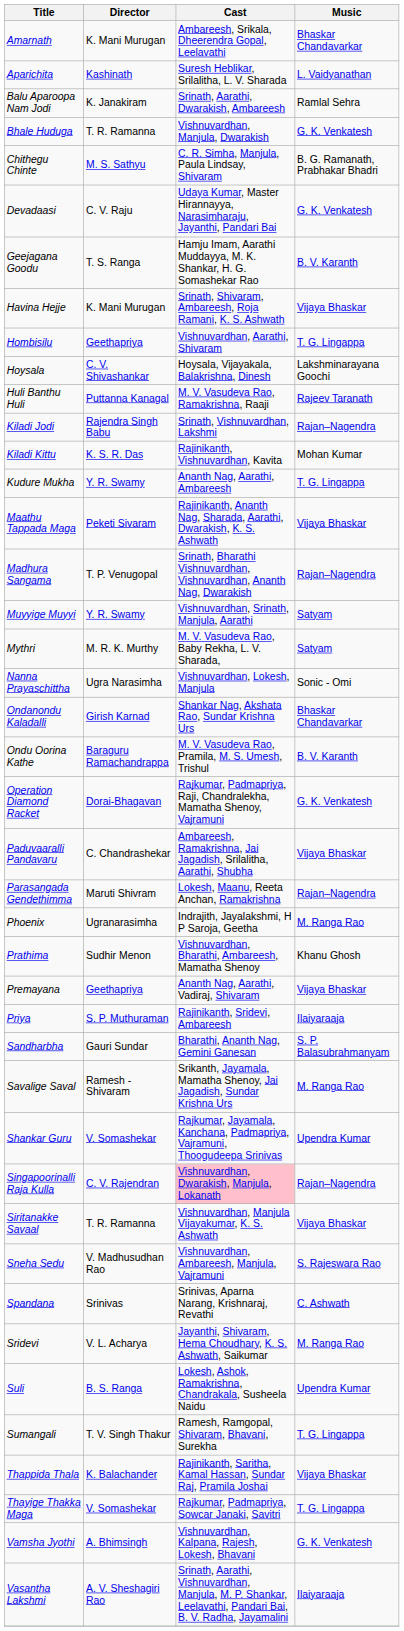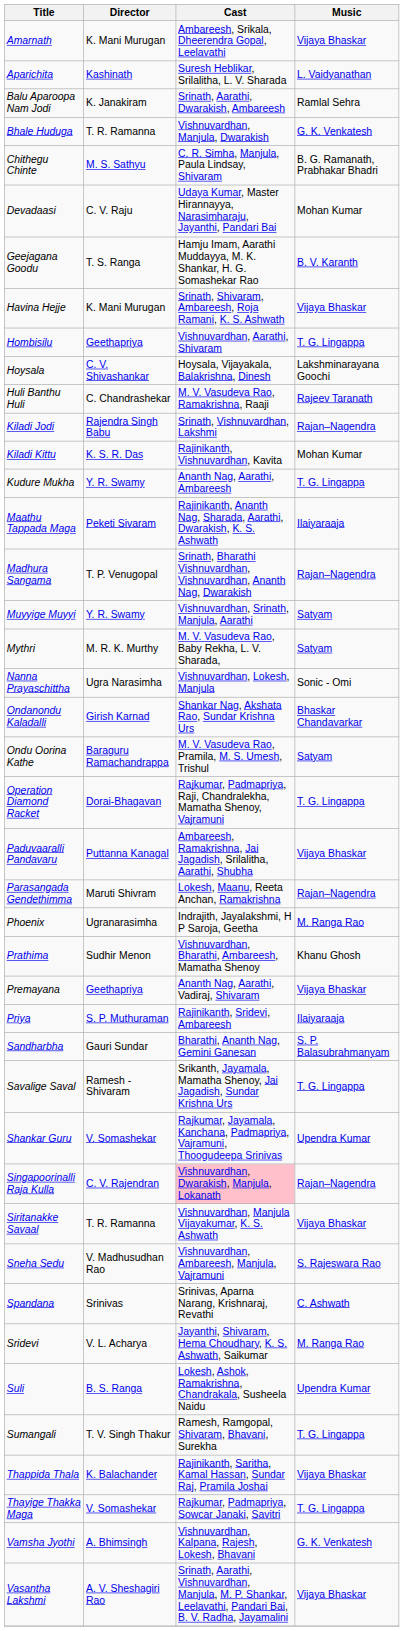(330, 40) Bhaskar Chandavarkar -> (332, 40) Vijaya Bhaskar
(335, 211) G. K. Venkatesh -> (330, 211) Mohan Kumar
(127, 398) Puttanna Kanagal -> (128, 398) C. Chandrashekar
(332, 523) Vijaya Bhaskar -> (321, 523) Ilaiyaraaja
(327, 756) B. V. Karanth -> (315, 756) Satyam
(335, 802) G. K. Venkatesh -> (331, 802) T. G. Lingappa
(128, 854) C. Chandrashekar -> (127, 854) Puttanna Kanagal
(331, 1086) M. Ranga Rao -> (331, 1086) T. G. Lingappa
(321, 1594) Ilaiyaraaja -> (332, 1594) Vijaya Bhaskar
